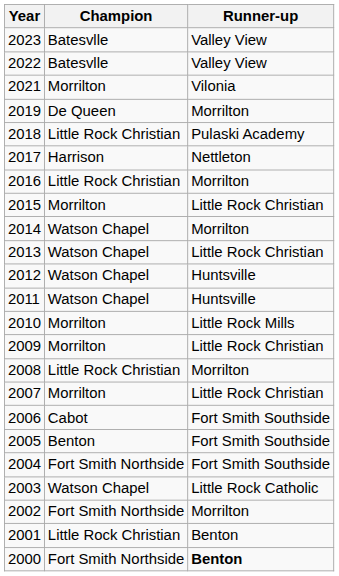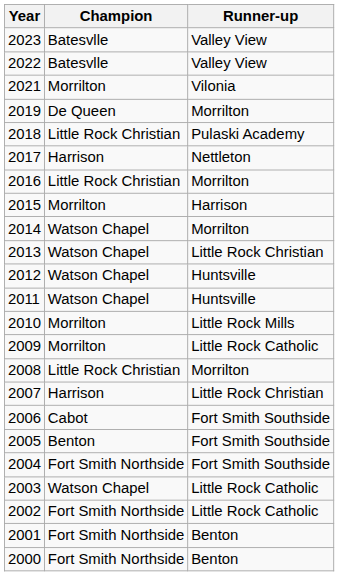(257, 205) Little Rock Christian -> (219, 205) Harrison
(257, 346) Little Rock Christian -> (255, 346) Little Rock Catholic
(77, 393) Morrilton -> (76, 393) Harrison
(220, 511) Morrilton -> (255, 511) Little Rock Catholic
(114, 535) Little Rock Christian -> (116, 535) Fort Smith Northside
(217, 559) bold -> (215, 559) normal
